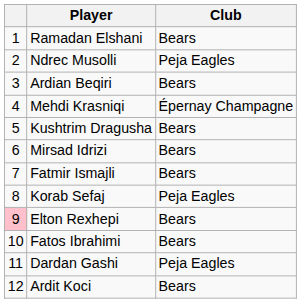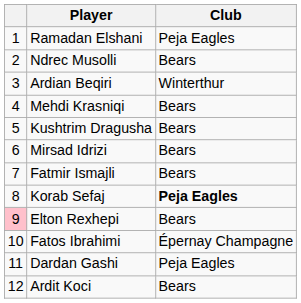(177, 38) Bears -> (197, 38) Peja Eagles
(197, 60) Peja Eagles -> (177, 60) Bears
(177, 83) Bears -> (191, 83) Winterthur
(226, 106) Épernay Champagne -> (177, 106) Bears
(197, 196) normal -> (198, 196) bold
(177, 241) Bears -> (226, 241) Épernay Champagne
